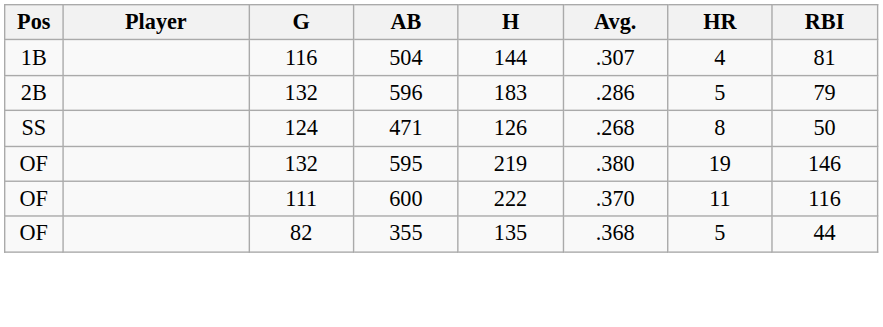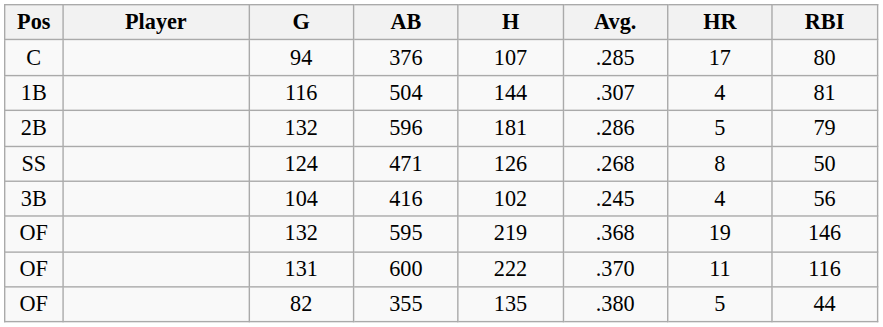+ row: (406, 57)
(511, 92) 183 -> (511, 127) 181
+ row: (406, 198)
(615, 163) .380 -> (615, 233) .368
(301, 198) 111 -> (301, 269) 131
(615, 233) .368 -> (615, 304) .380
